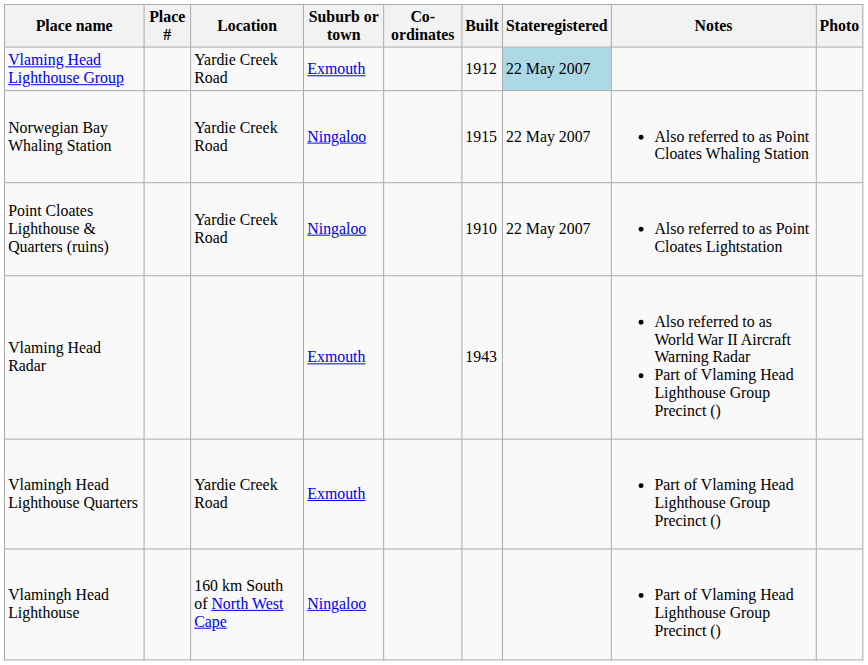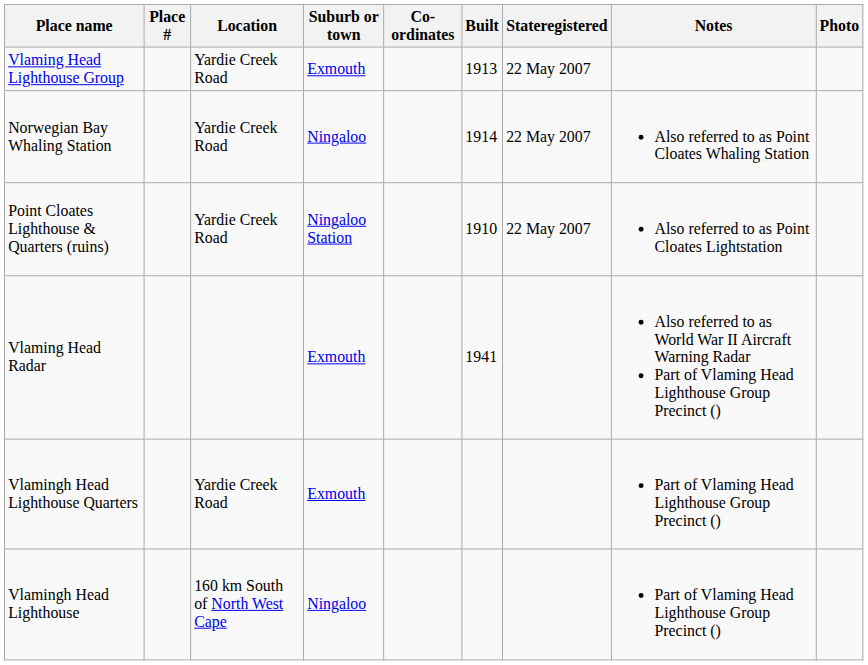(481, 68) 1912 -> (481, 68) 1913
(548, 68) lightblue background -> (548, 68) no background
(481, 136) 1915 -> (481, 136) 1914
(337, 229) Ningaloo -> (337, 229) Ningaloo Station
(481, 357) 1943 -> (481, 357) 1941
